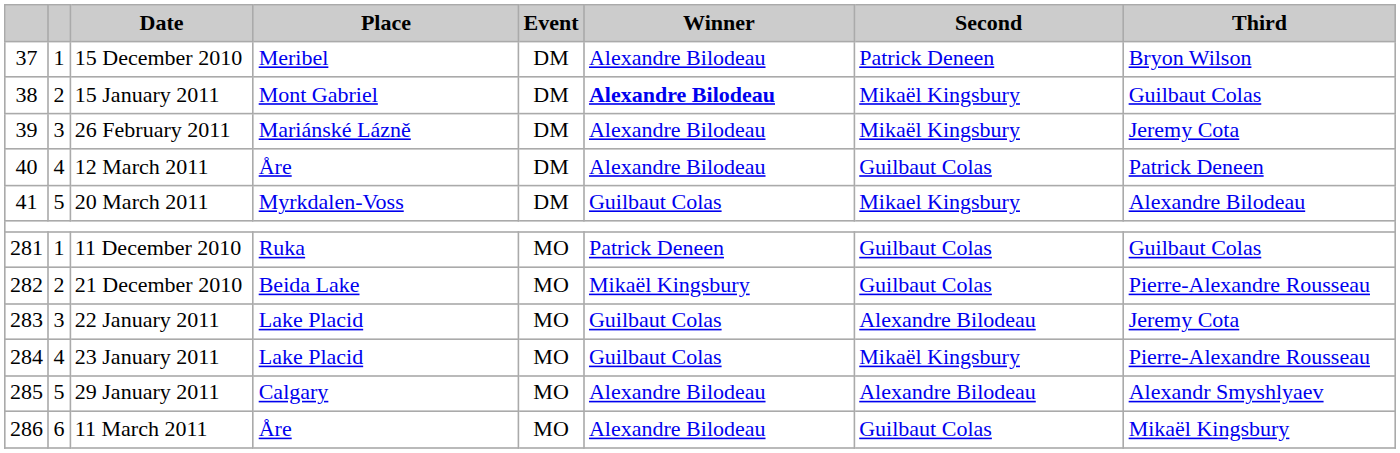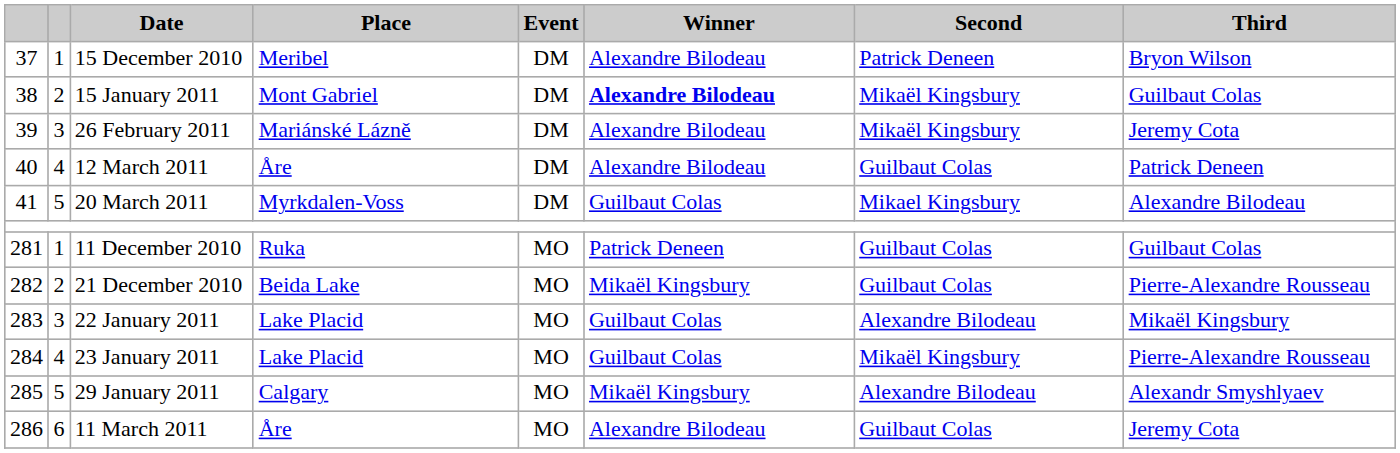(1184, 320) Jeremy Cota -> (1209, 320) Mikaël Kingsbury
(677, 392) Alexandre Bilodeau -> (669, 392) Mikaël Kingsbury
(1209, 428) Mikaël Kingsbury -> (1184, 428) Jeremy Cota
